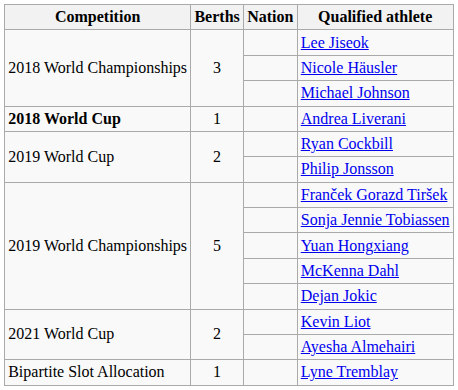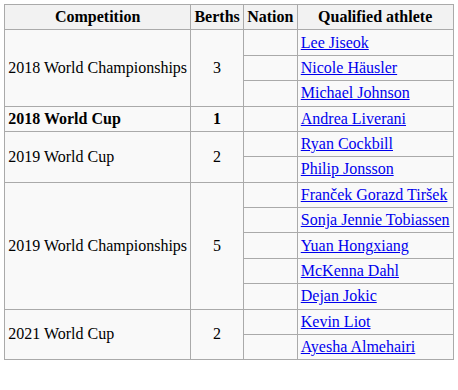(217, 118) normal -> (217, 118) bold
- row: (349, 372)
